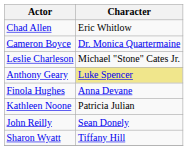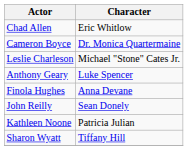(106, 75) khaki background -> (106, 75) no background
rows swapped: (39, 106) <-> (29, 122)
